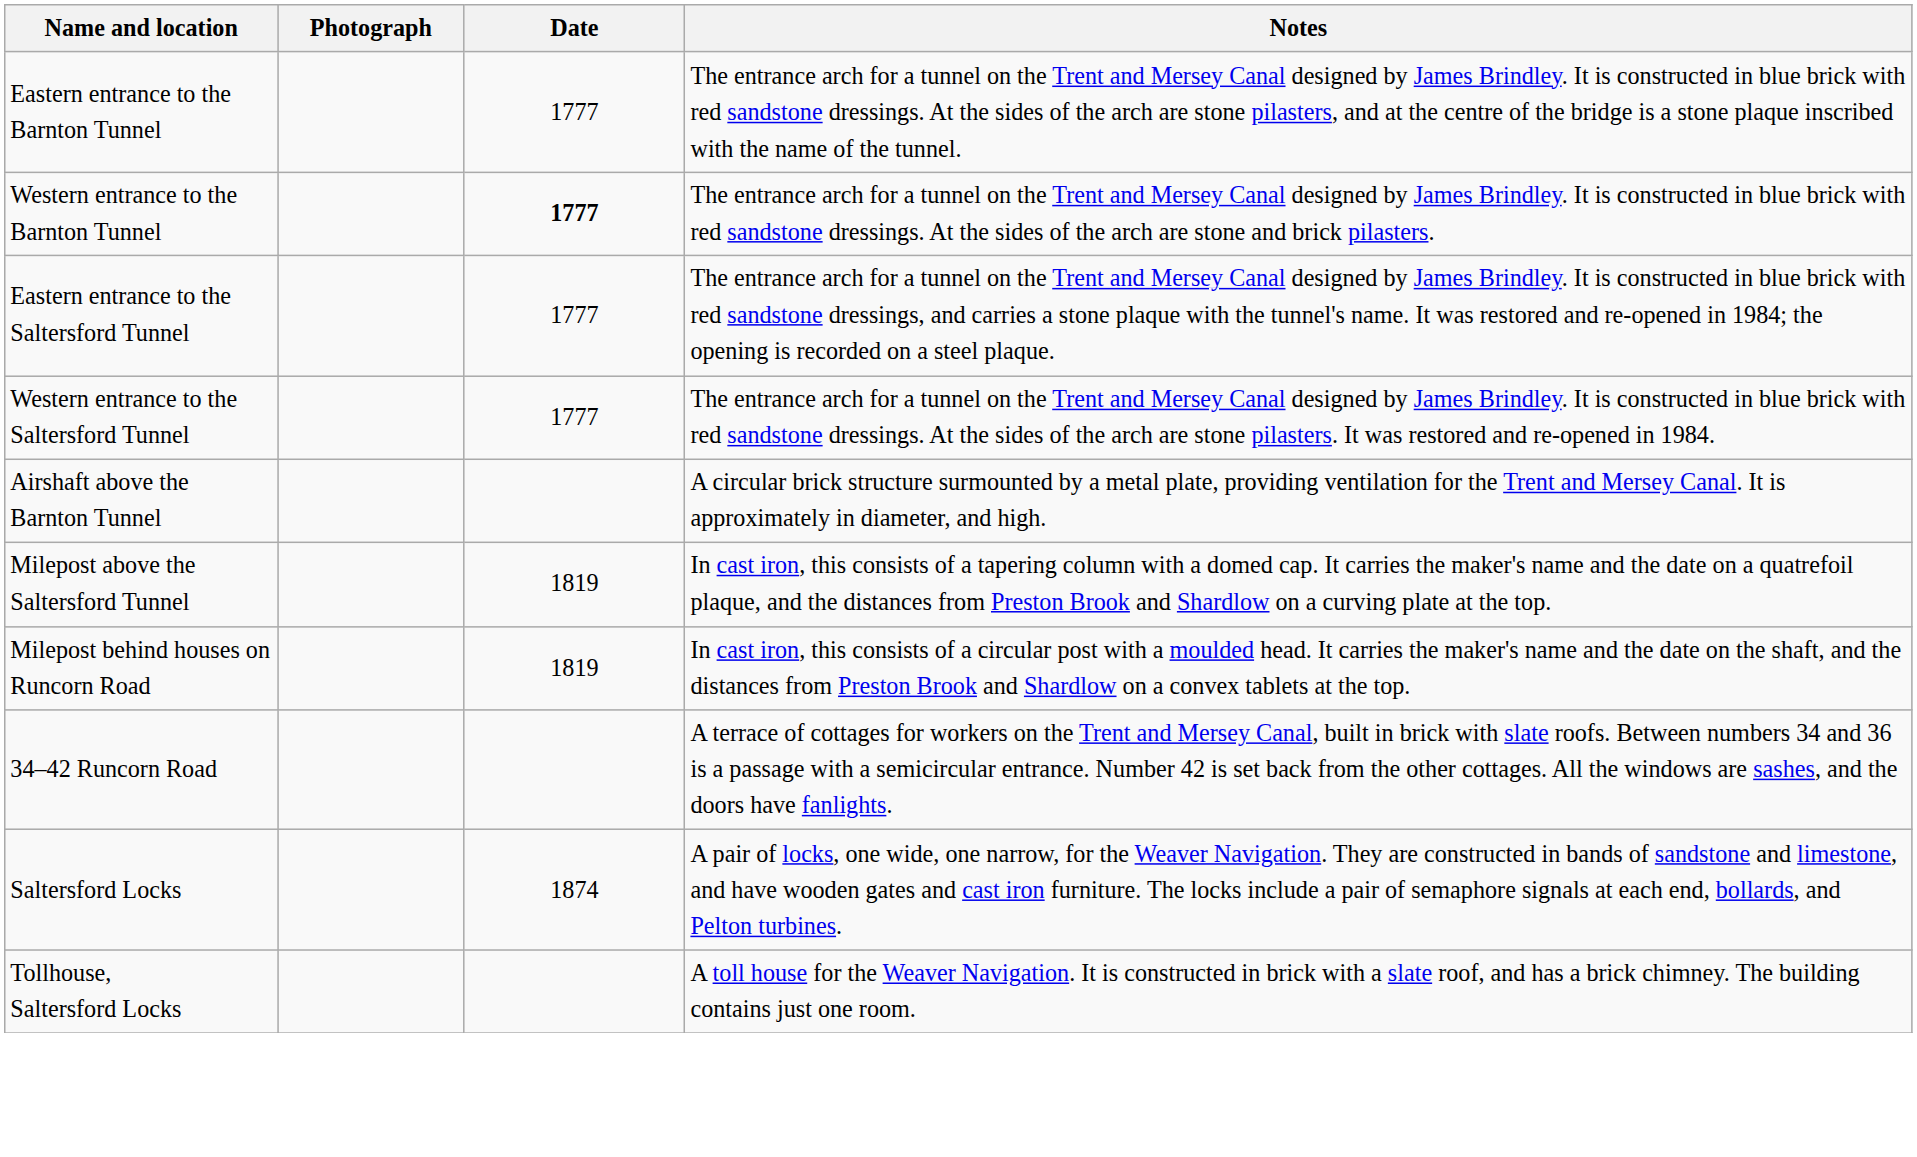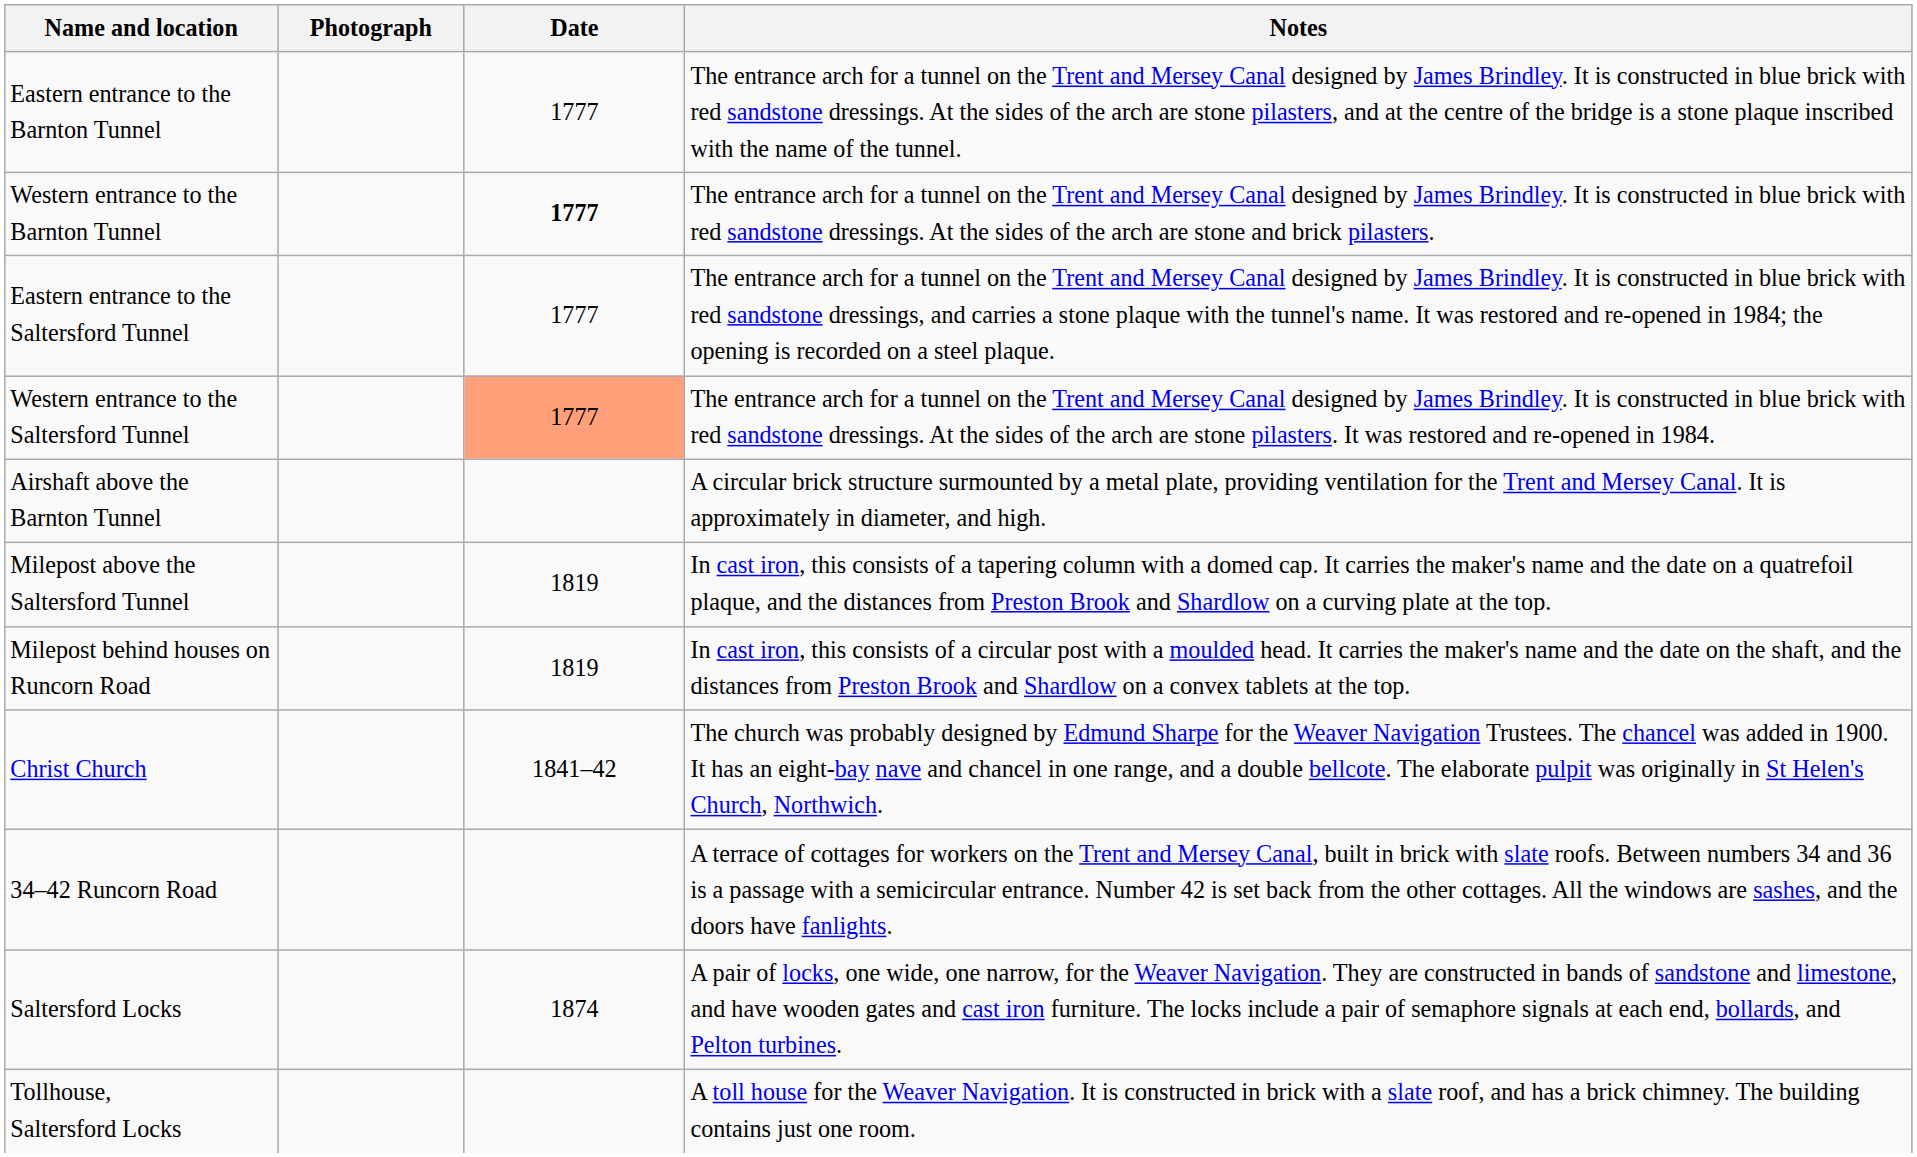(574, 417) no background -> (574, 417) lightsalmon background
+ row: (78, 769)
